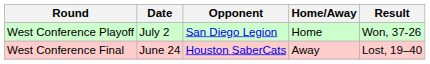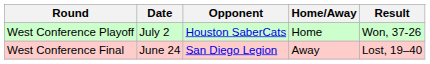(231, 31) San Diego Legion -> (236, 31) Houston SaberCats
(236, 50) Houston SaberCats -> (231, 50) San Diego Legion
